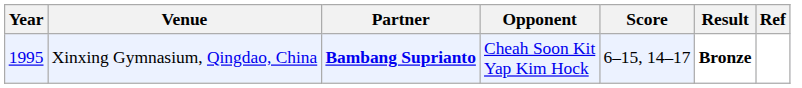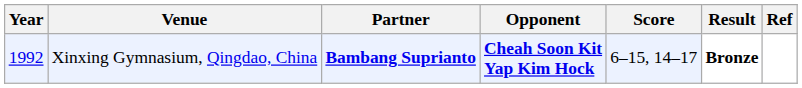(26, 58) 1995 -> (26, 58) 1992
(540, 58) normal -> (543, 58) bold
